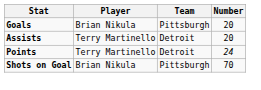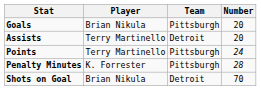(177, 52) Detroit -> (195, 52) Pittsburgh
+ row: (44, 65)
(185, 65) Pittsburgh -> (187, 79) Detroit
